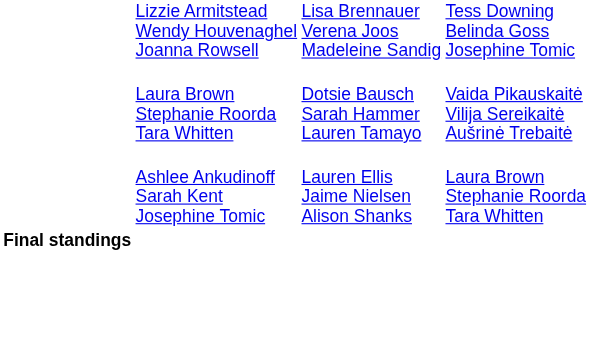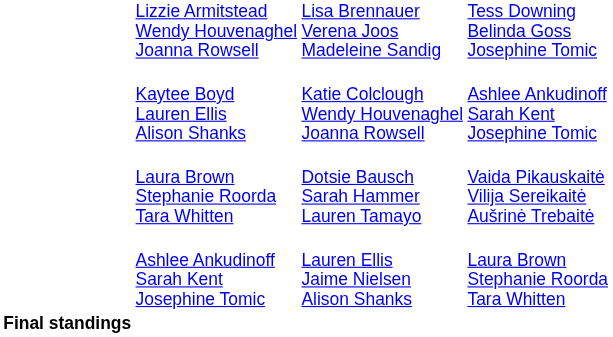+ row: (191, 114)
